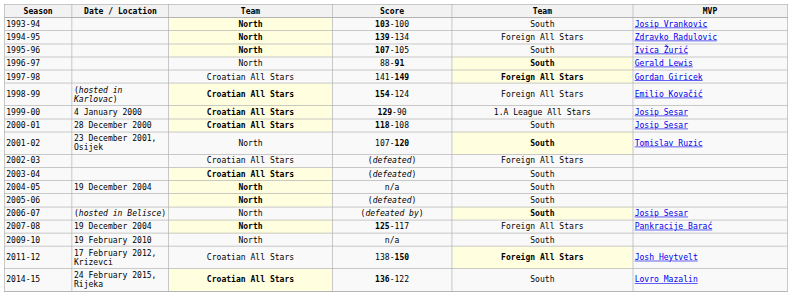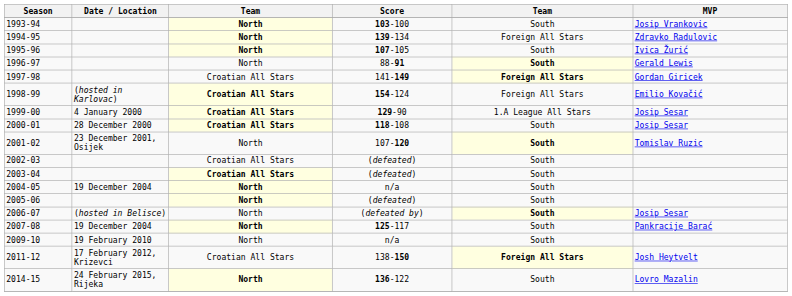(542, 161) Foreign All Stars -> (542, 161) South
(542, 227) Foreign All Stars -> (542, 227) South
(251, 280) Croatian All Stars -> (251, 280) North
